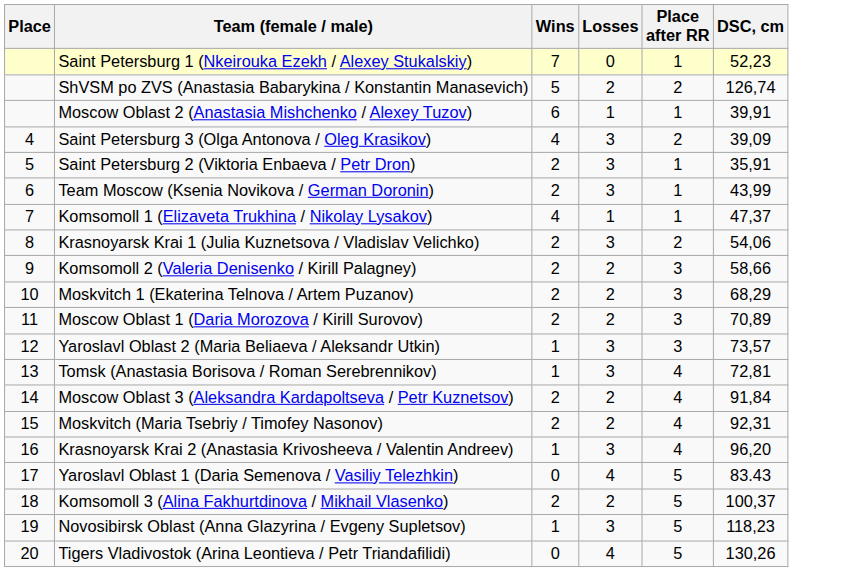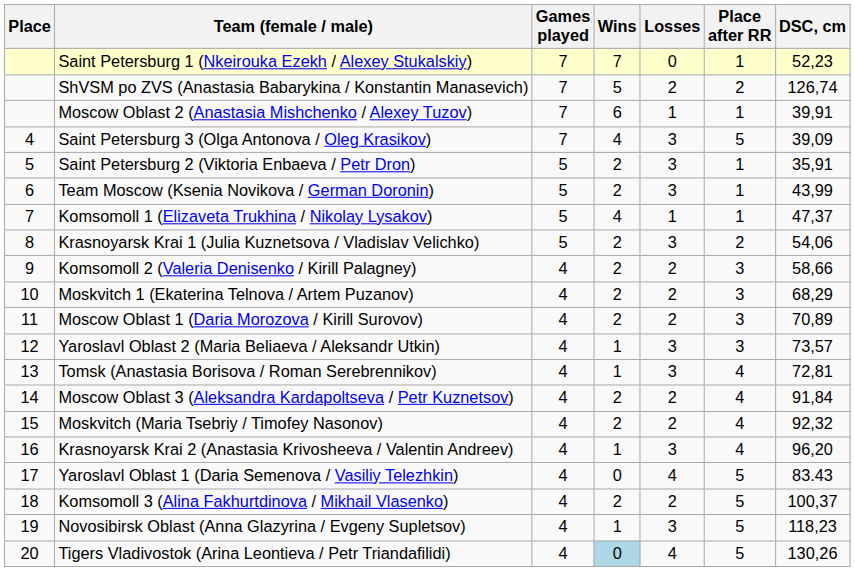+ column: (563, 26)
(678, 139) 2 -> (740, 139) 5
(751, 424) 92,31 -> (813, 424) 92,32
(555, 553) no background -> (617, 553) lightblue background
